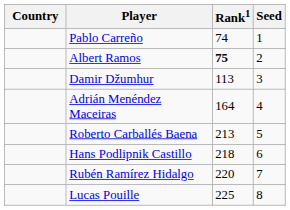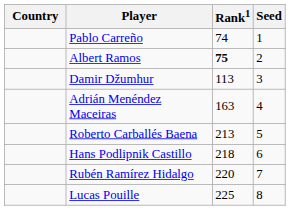(225, 106) 164 -> (225, 106) 163
